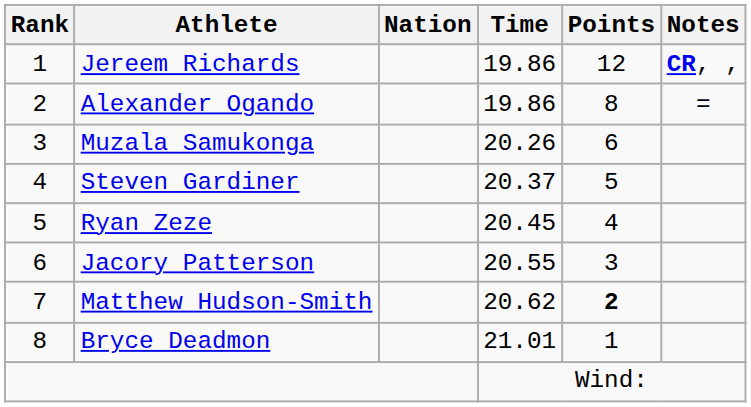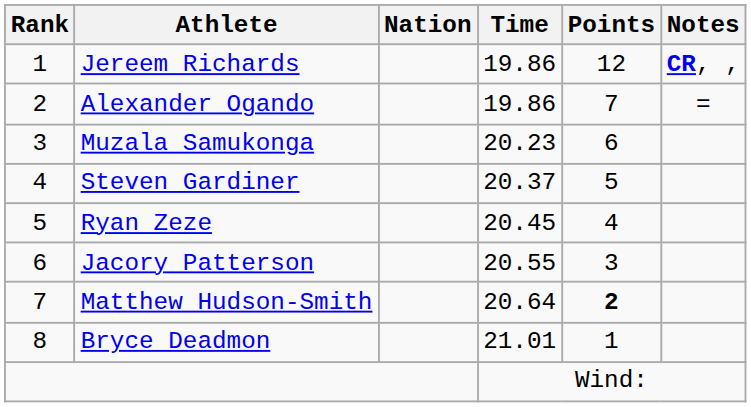(611, 104) 8 -> (611, 104) 7
(520, 144) 20.26 -> (520, 144) 20.23
(520, 302) 20.62 -> (520, 302) 20.64
